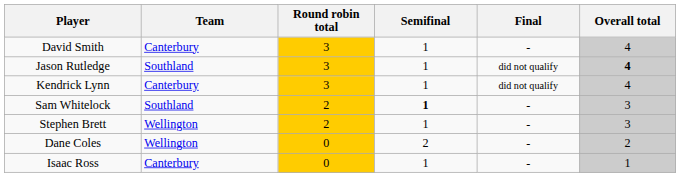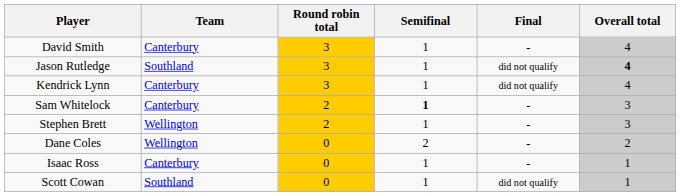(169, 104) Southland -> (171, 104) Canterbury
+ row: (73, 182)
